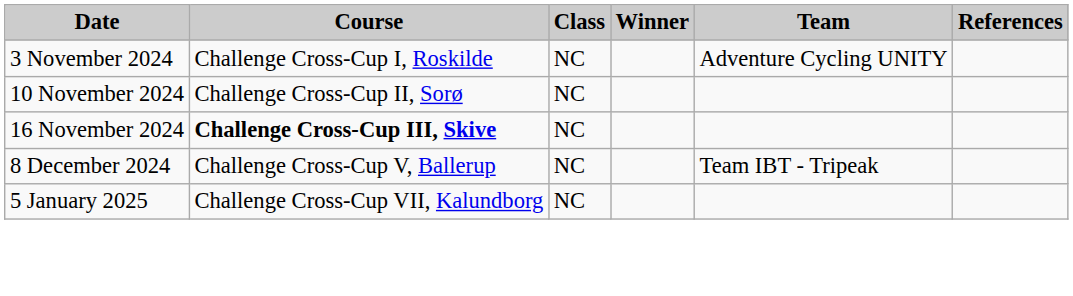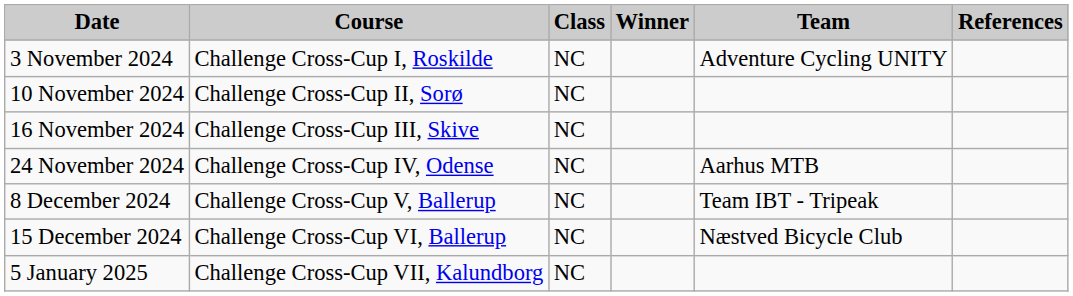(345, 129) bold -> (337, 129) normal
+ row: (97, 165)
+ row: (96, 237)
